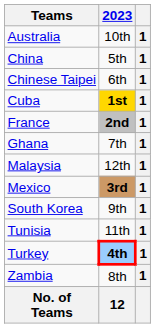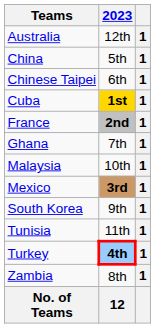(117, 37) 10th -> (117, 37) 12th
(117, 165) 12th -> (117, 165) 10th
